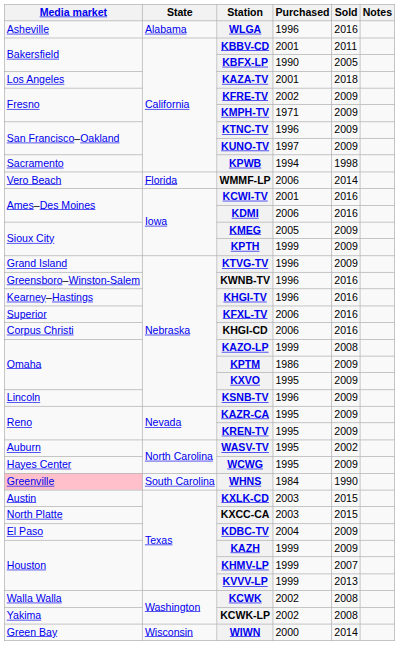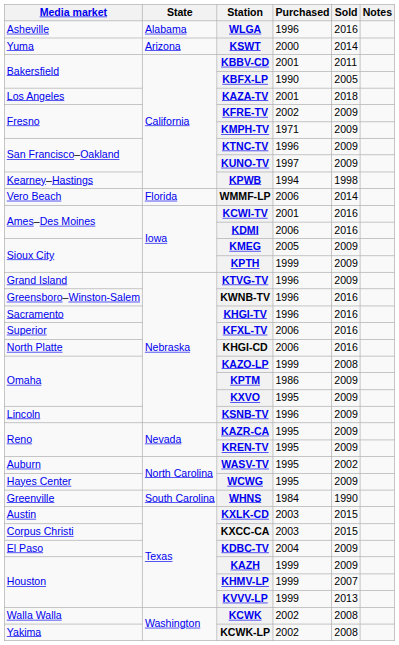+ row: (245, 46)
(35, 163) Sacramento -> (50, 180) Kearney–Hastings
(50, 297) Kearney–Hastings -> (35, 314) Sacramento
(40, 331) Corpus Christi -> (35, 347) North Platte
(31, 481) pink background -> (31, 498) no background
(35, 515) North Platte -> (40, 532) Corpus Christi
- row: (245, 632)
